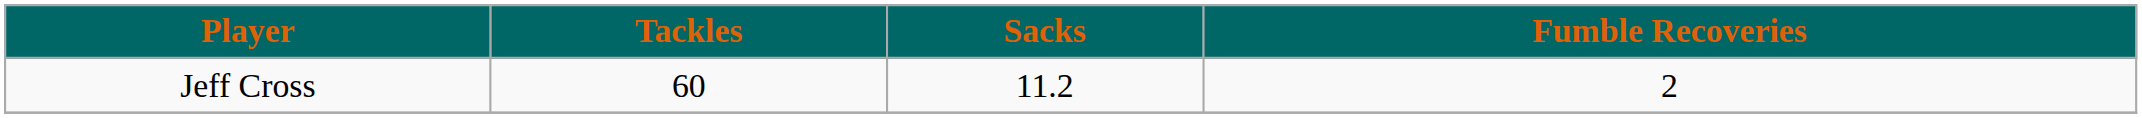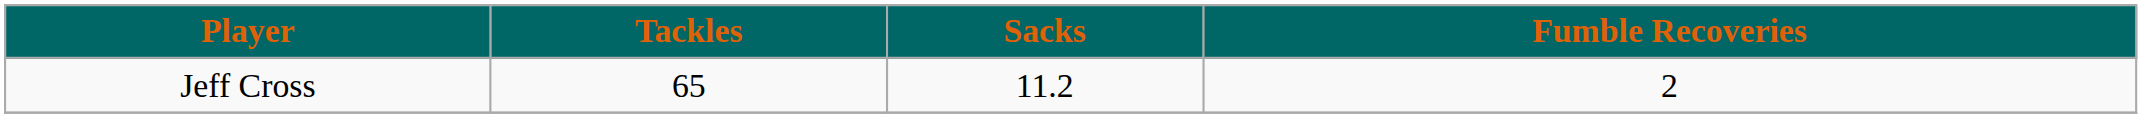(689, 84) 60 -> (689, 84) 65
